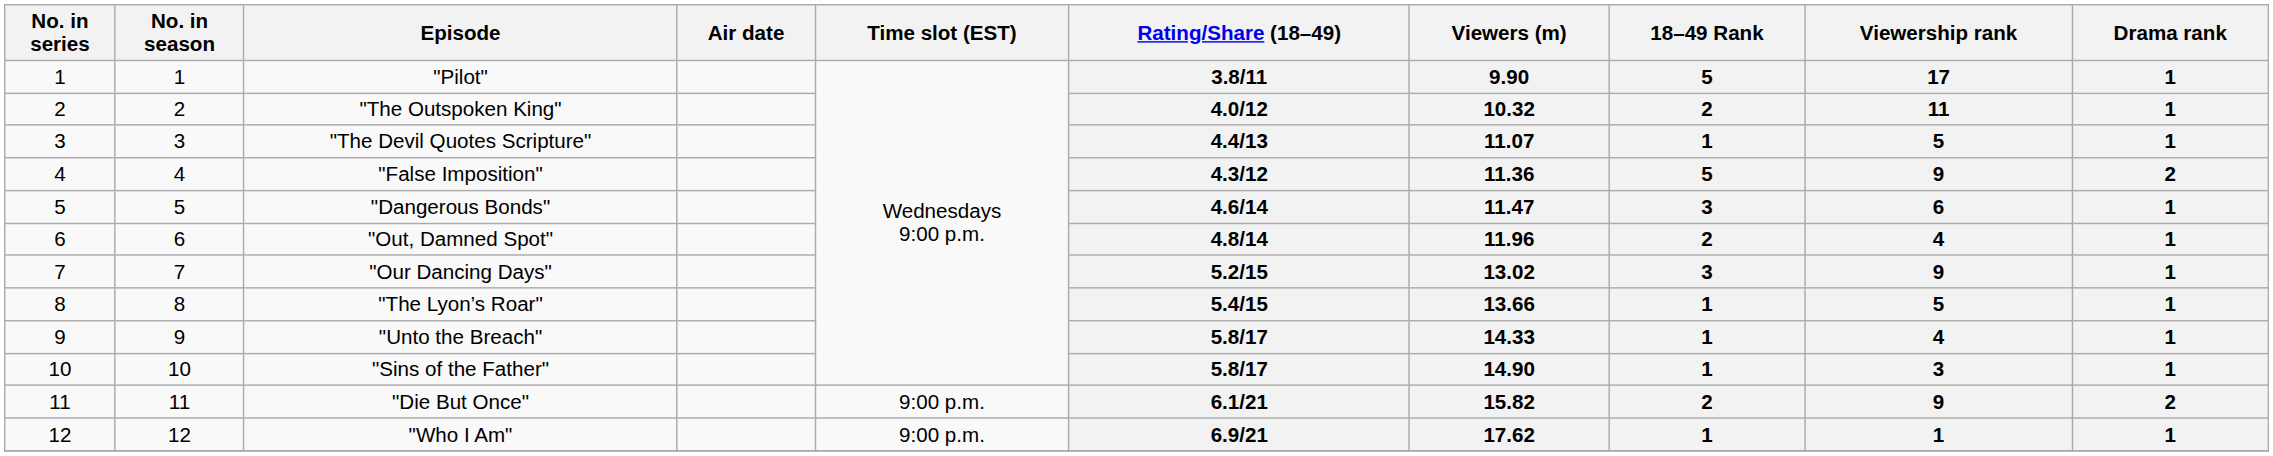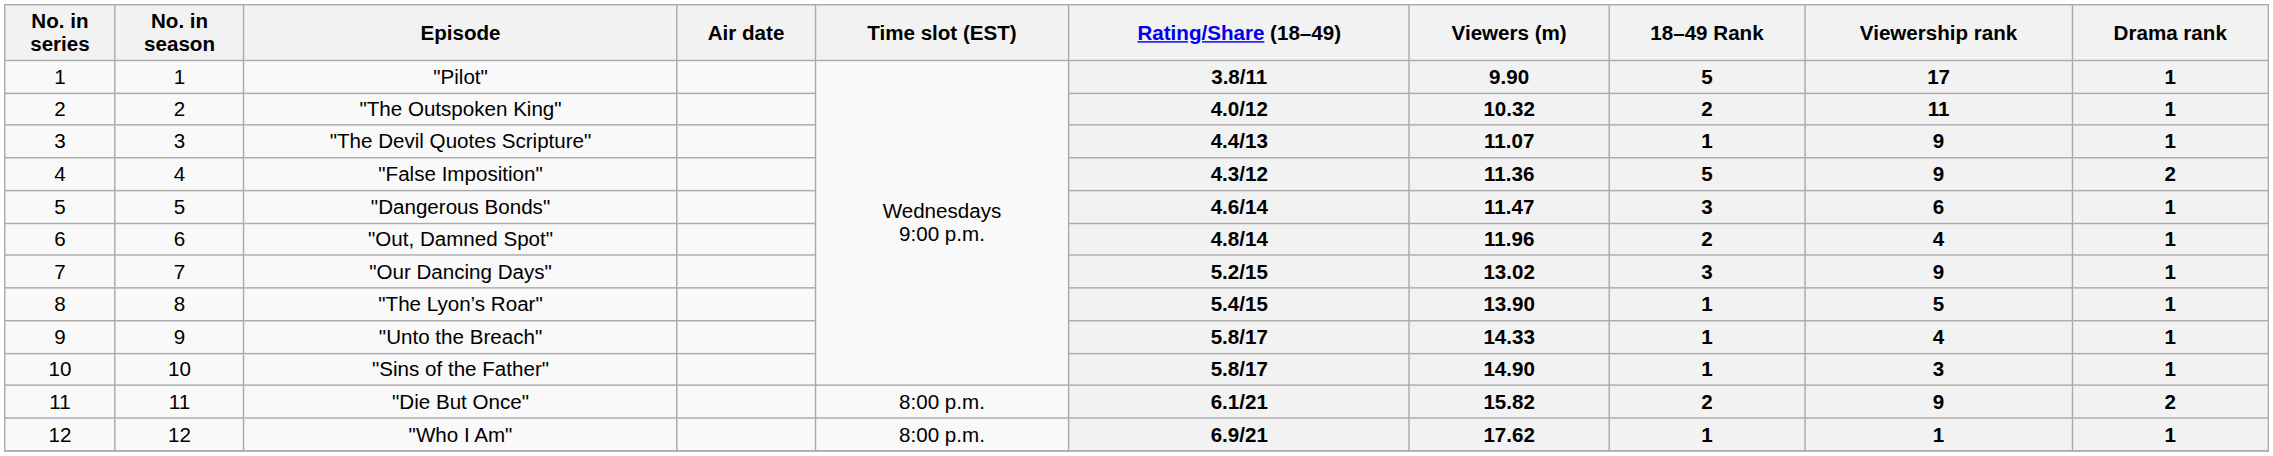(1939, 142) 5 -> (1939, 142) 9
(1509, 305) 13.66 -> (1509, 305) 13.90
(942, 402) 9:00 p.m. -> (942, 402) 8:00 p.m.
(942, 435) 9:00 p.m. -> (942, 435) 8:00 p.m.
